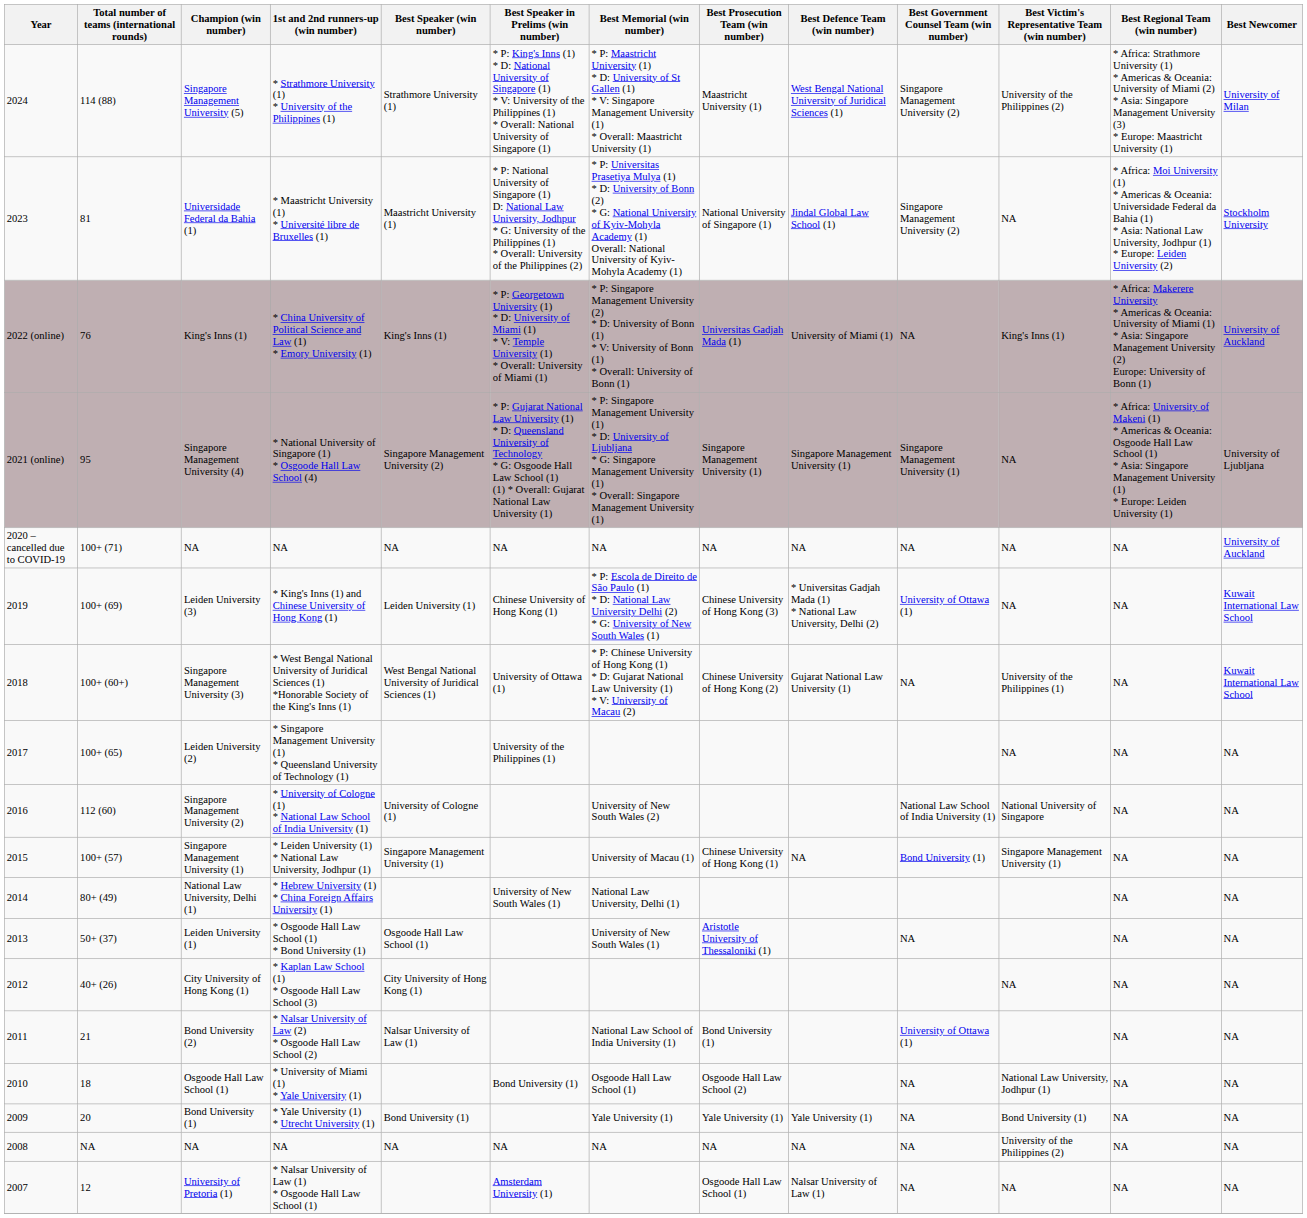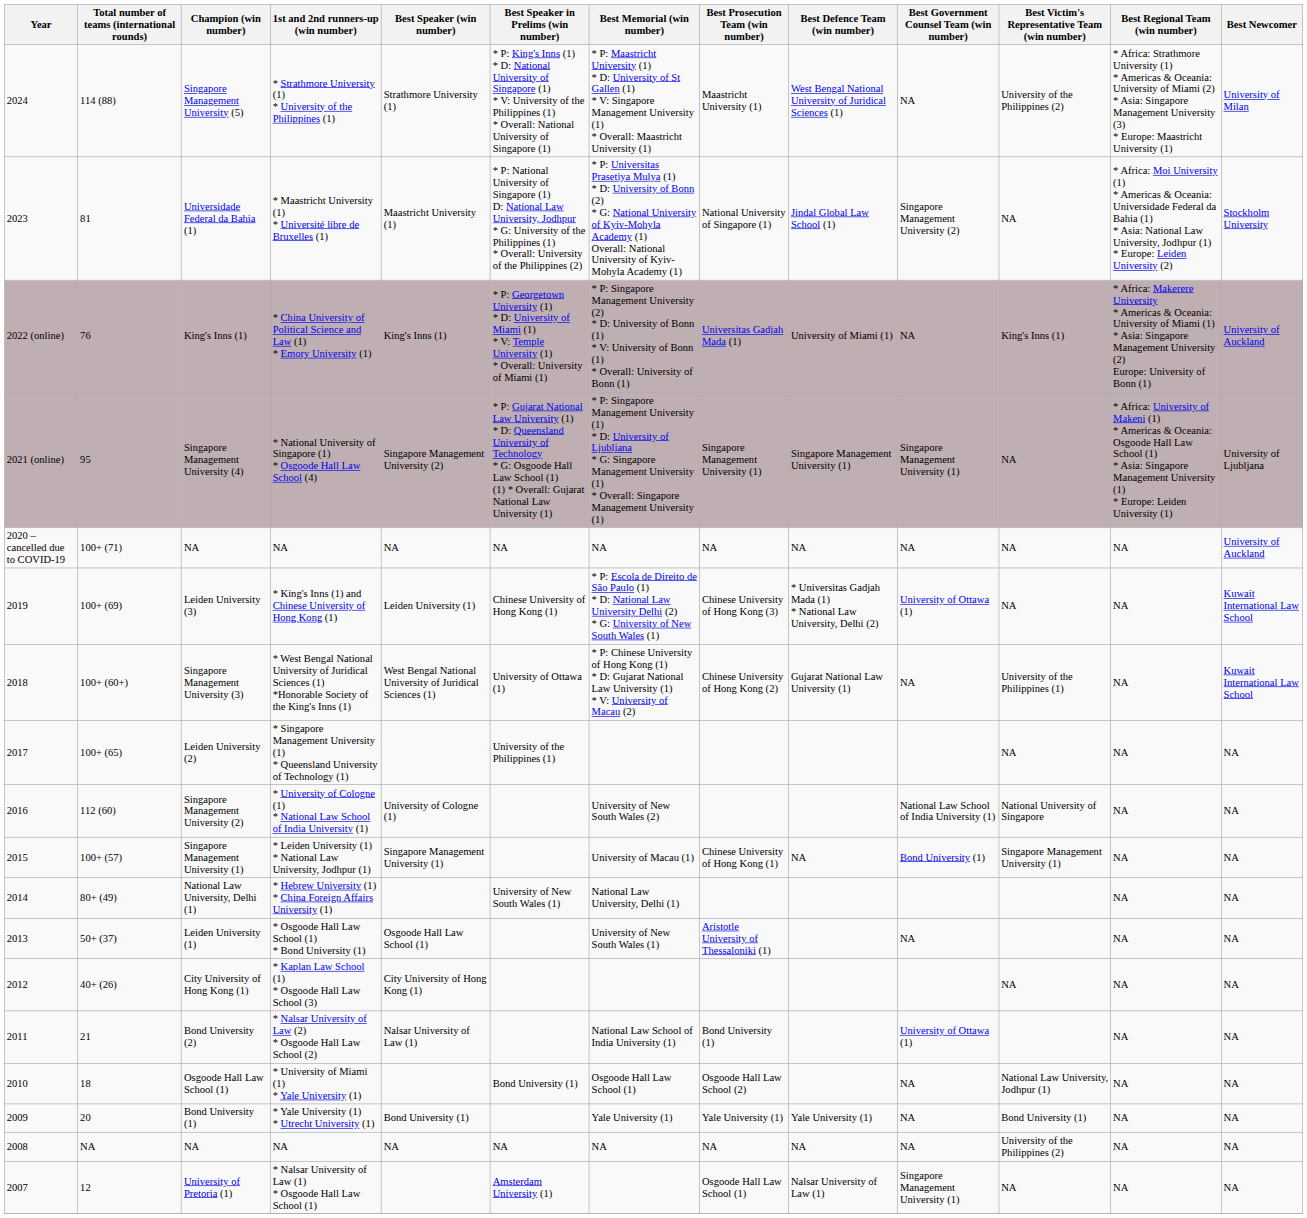(930, 100) Singapore Management University (2) -> (908, 100) NA
(908, 1187) NA -> (930, 1187) Singapore Management University (1)
